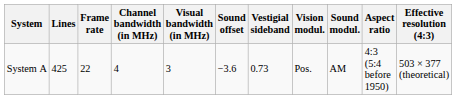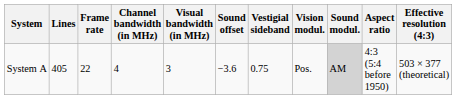(59, 69) 425 -> (59, 69) 405
(259, 69) 0.73 -> (259, 69) 0.75
(338, 69) no background -> (338, 69) lightgrey background
